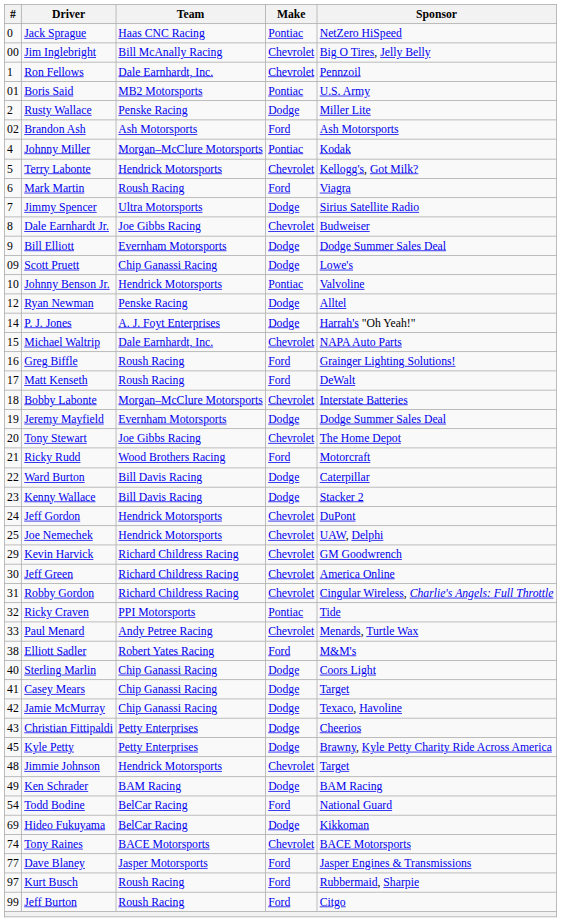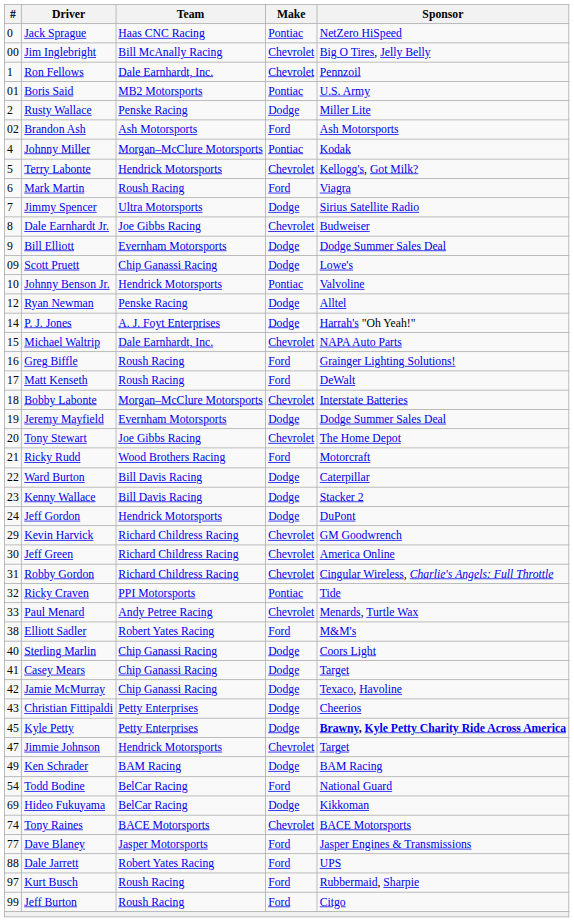(291, 516) Chevrolet -> (284, 516) Dodge
- row: (58, 535)
(436, 747) normal -> (443, 728) bold
(13, 766) 48 -> (13, 747) 47
+ row: (51, 863)
